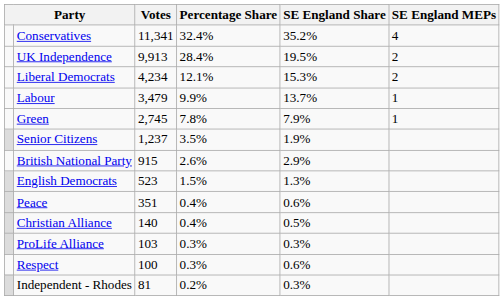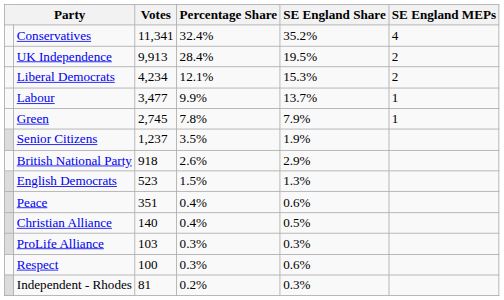(153, 98) 3,479 -> (153, 98) 3,477
(148, 160) 915 -> (148, 160) 918
